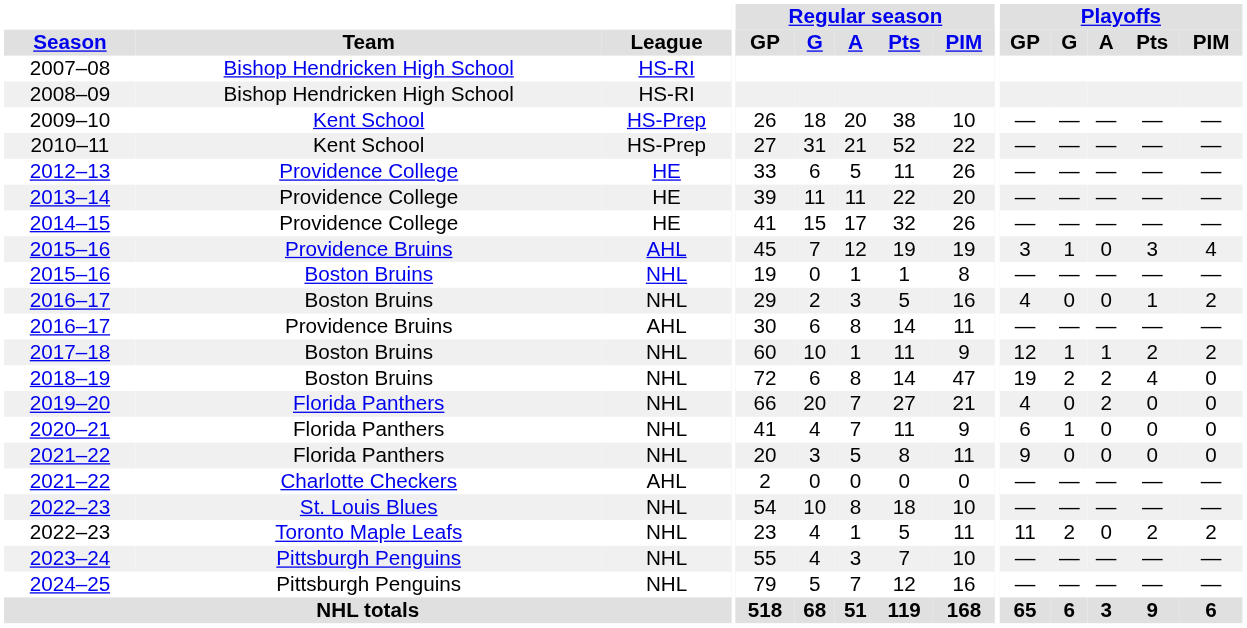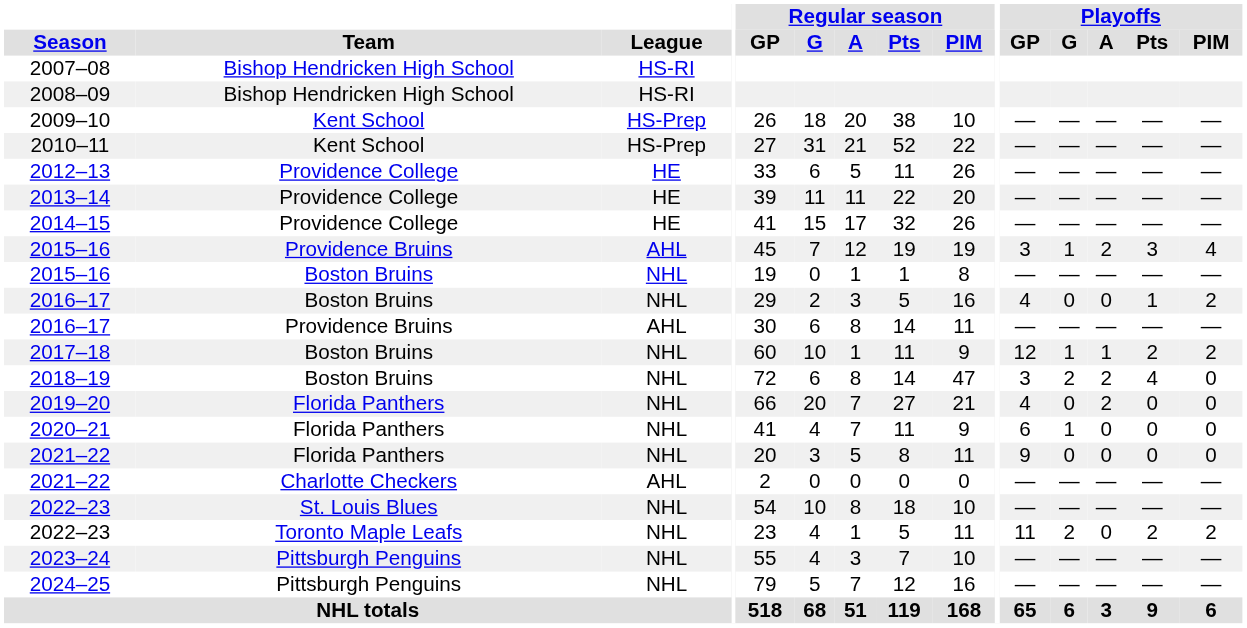(1106, 248) 0 -> (1106, 248) 2
(1025, 377) 19 -> (1025, 377) 3
